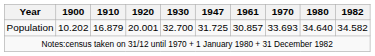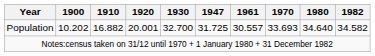(108, 28) 16.879 -> (108, 28) 16.882
(248, 28) 30.857 -> (248, 28) 30.557
